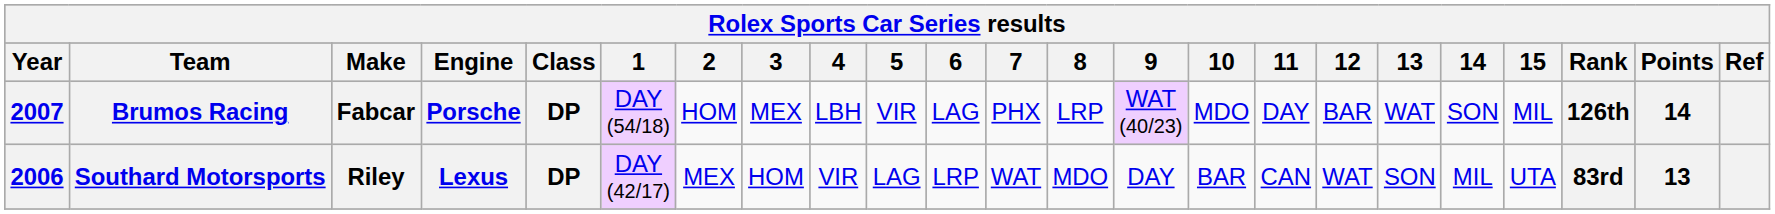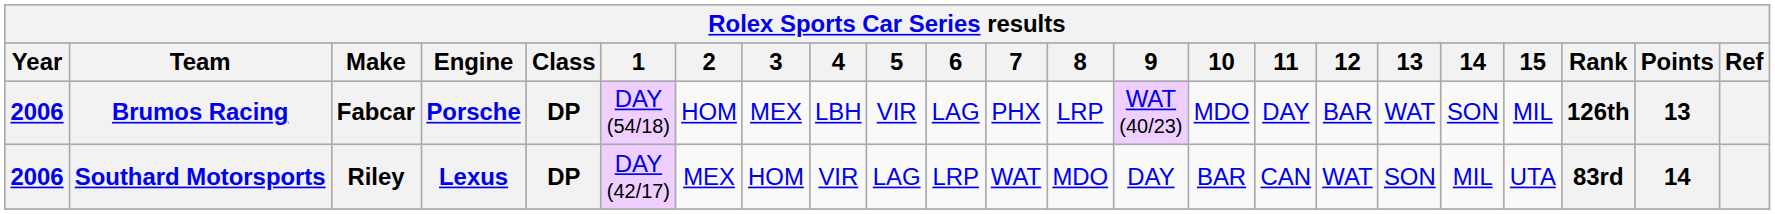(37, 113) 2007 -> (37, 113) 2006
(1677, 113) 14 -> (1677, 113) 13
(1677, 177) 13 -> (1677, 177) 14
